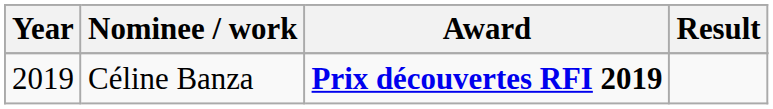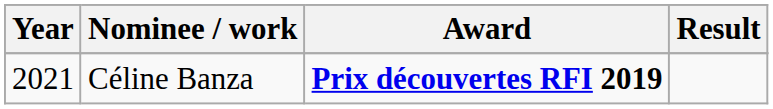(43, 77) 2019 -> (43, 77) 2021
